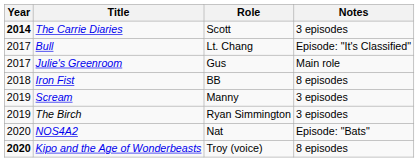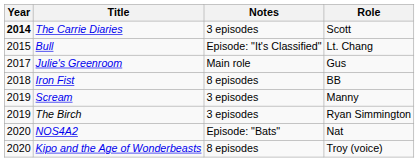columns swapped: (249, 13) <-> (354, 13)
(19, 47) 2017 -> (19, 47) 2015
(19, 149) bold -> (19, 149) normal
